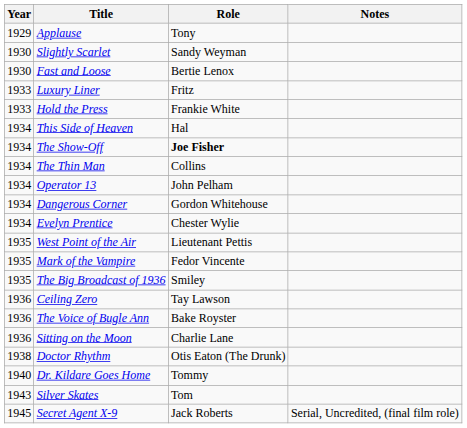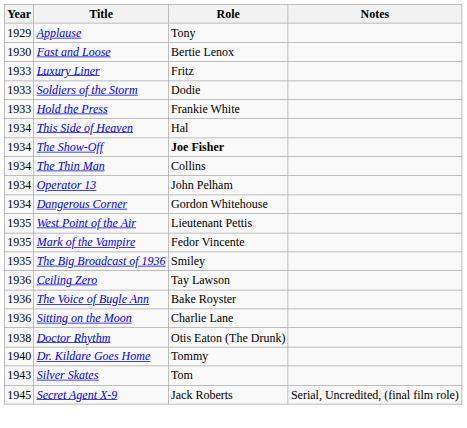- row: (73, 52)
+ row: (87, 90)
- row: (75, 223)
